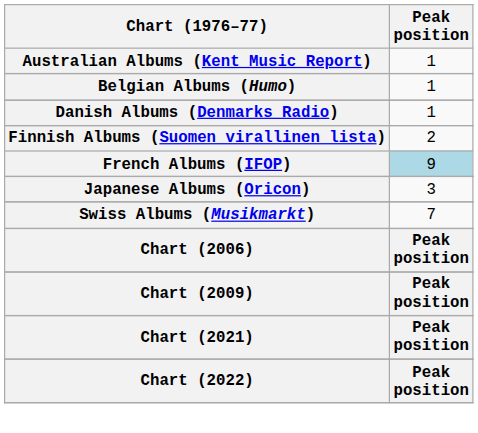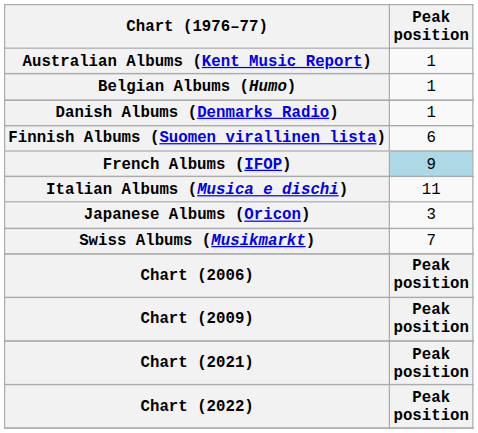(431, 138) 2 -> (431, 138) 6
+ row: (197, 189)
